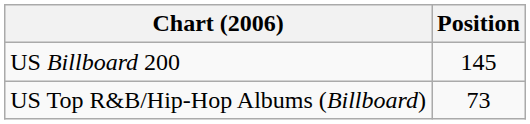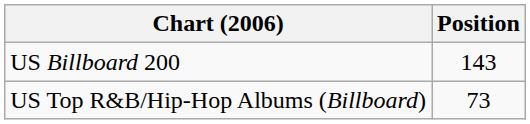(478, 61) 145 -> (478, 61) 143
